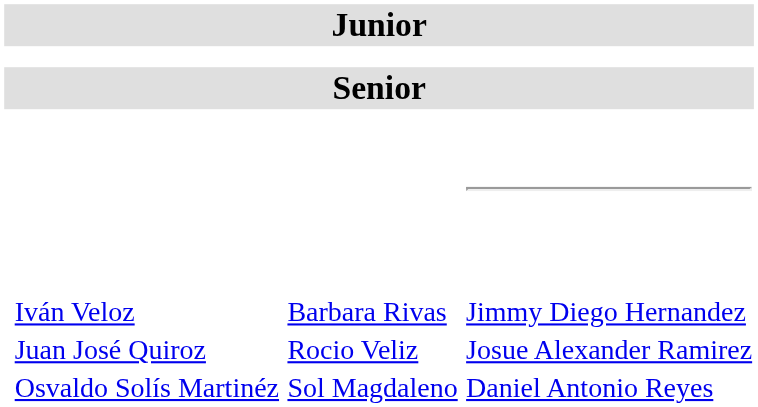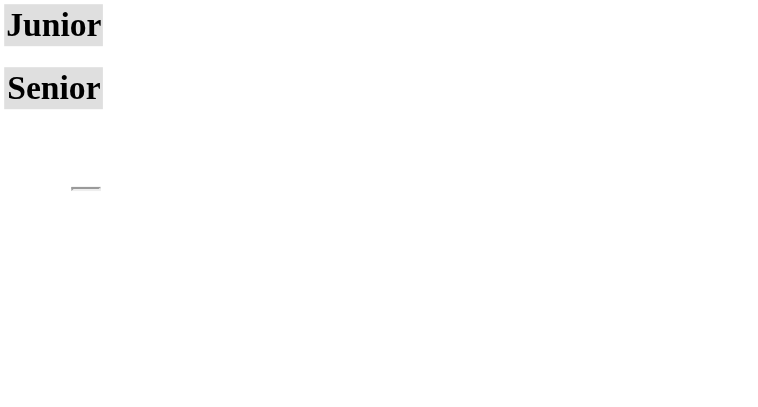- row: (147, 350)
